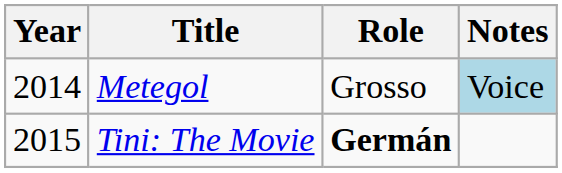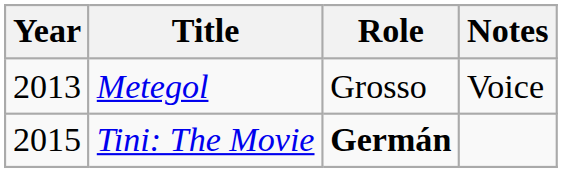(47, 85) 2014 -> (47, 85) 2013
(506, 85) lightblue background -> (506, 85) no background
